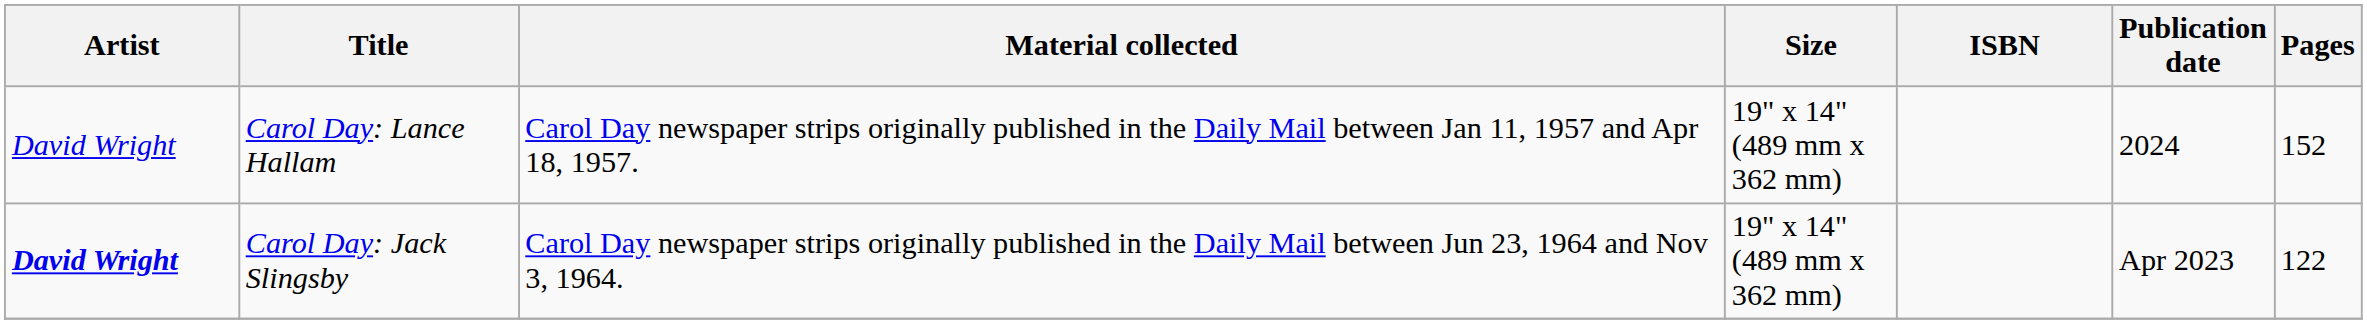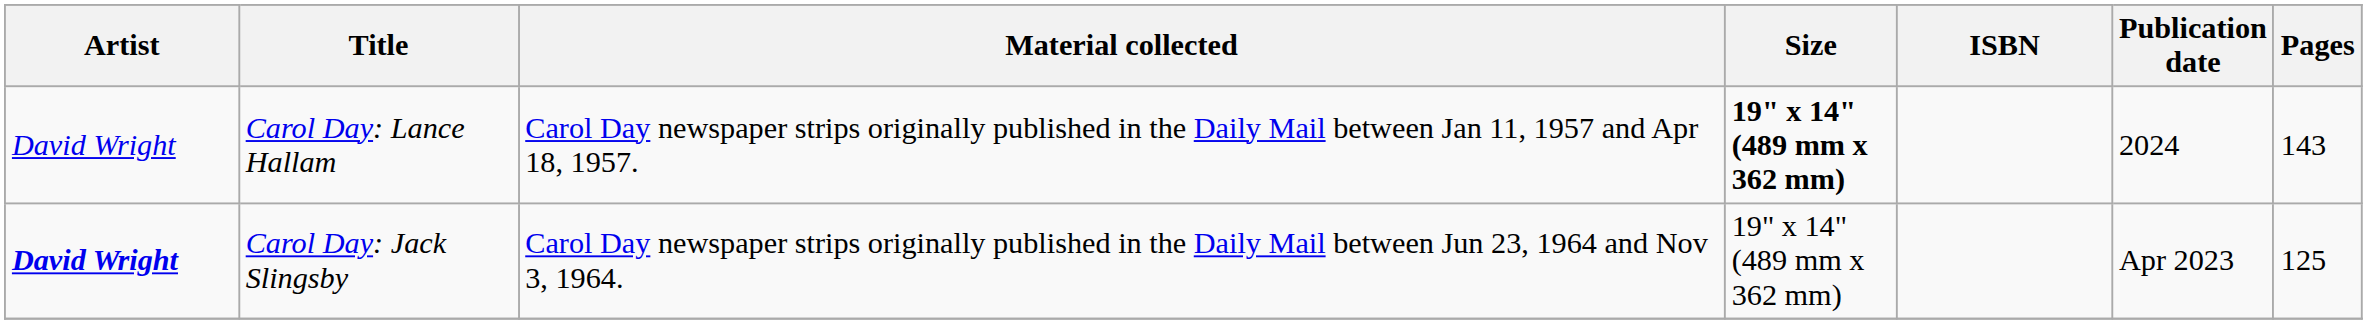(1798, 144) normal -> (1800, 144) bold
(2304, 144) 152 -> (2303, 144) 143
(2304, 260) 122 -> (2303, 260) 125
